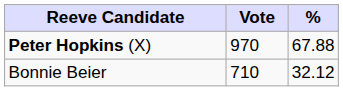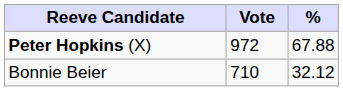(245, 45) 970 -> (245, 45) 972
